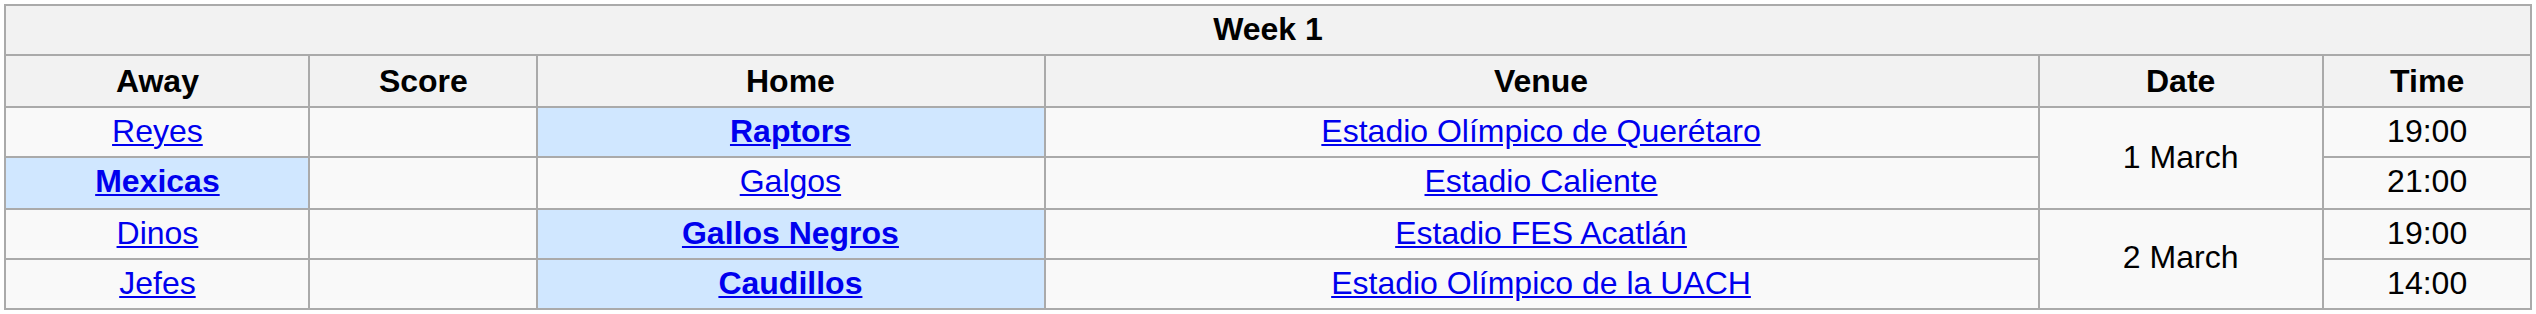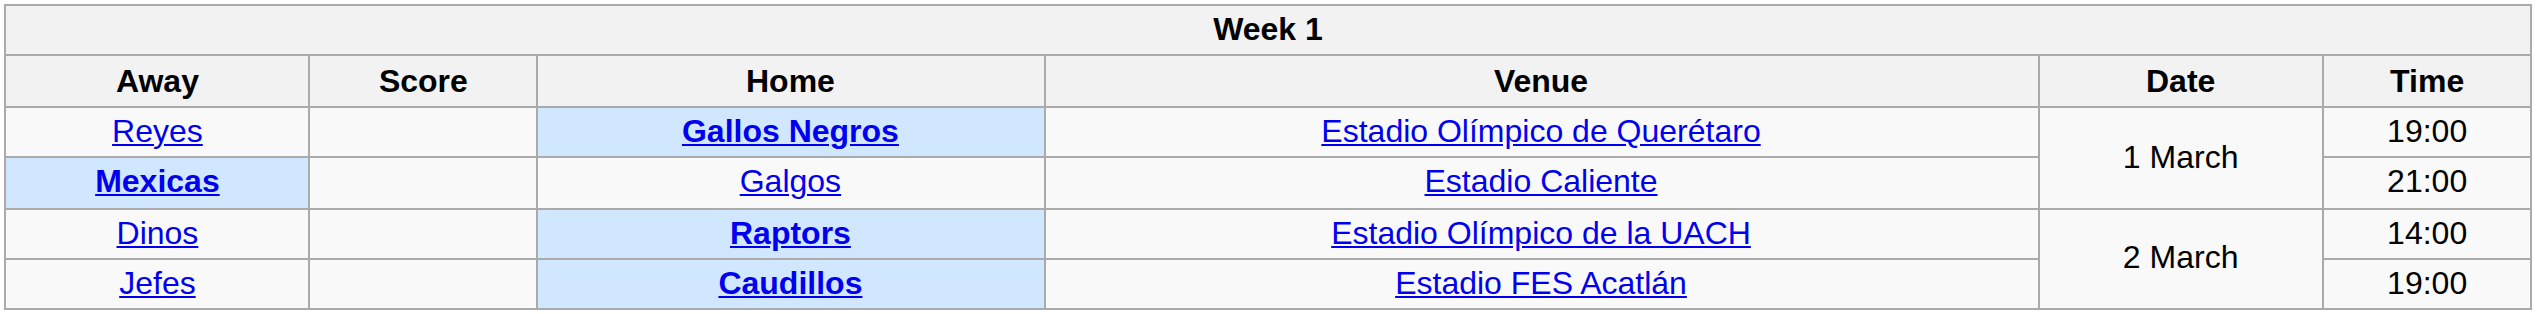(790, 131) Raptors -> (790, 131) Gallos Negros
(790, 232) Gallos Negros -> (790, 232) Raptors
(1541, 232) Estadio FES Acatlán -> (1541, 232) Estadio Olímpico de la UACH
(2427, 232) 19:00 -> (2427, 232) 14:00
(1541, 283) Estadio Olímpico de la UACH -> (1541, 283) Estadio FES Acatlán
(2427, 283) 14:00 -> (2427, 283) 19:00
